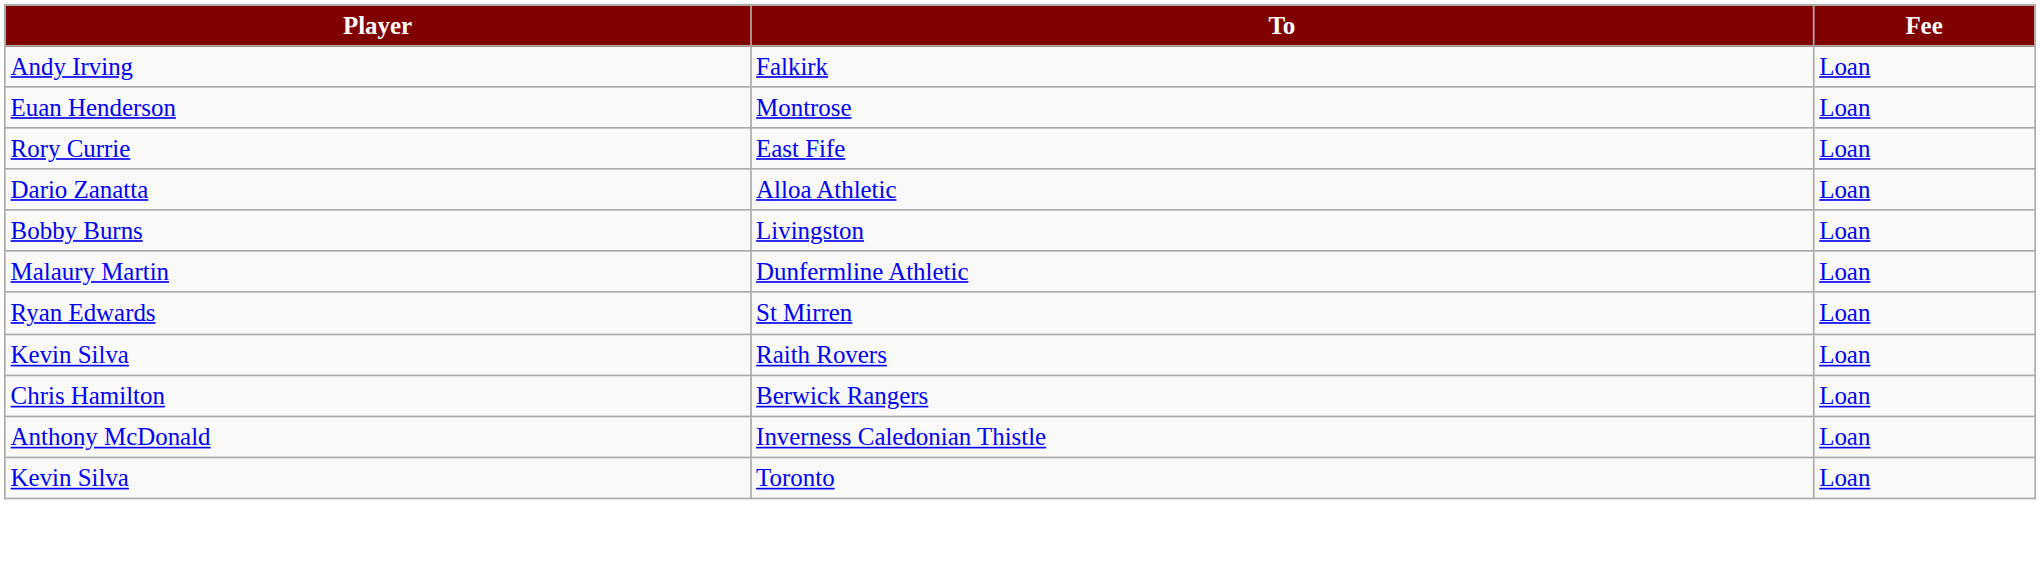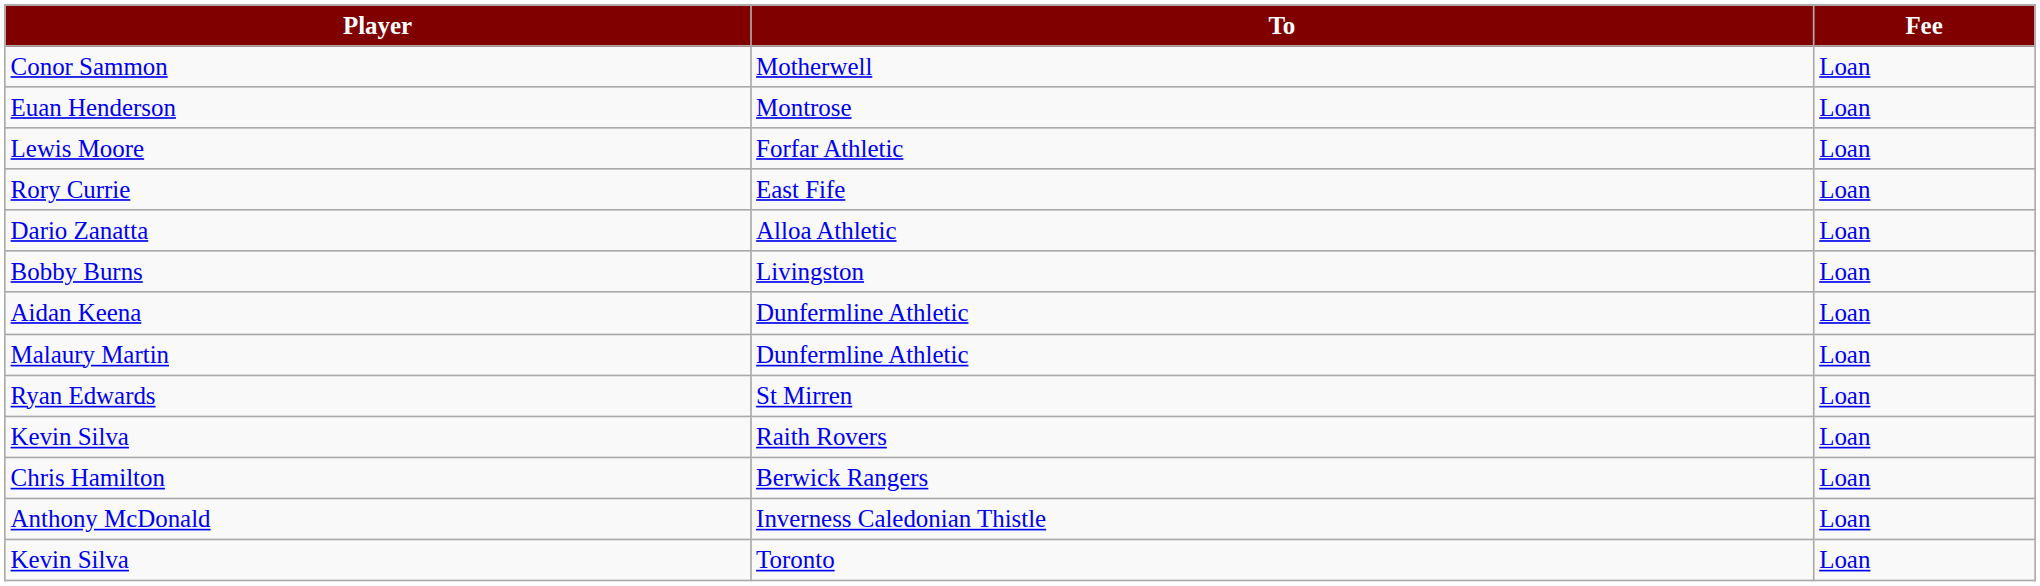+ row: (89, 66)
- row: (72, 66)
+ row: (77, 148)
+ row: (76, 312)
